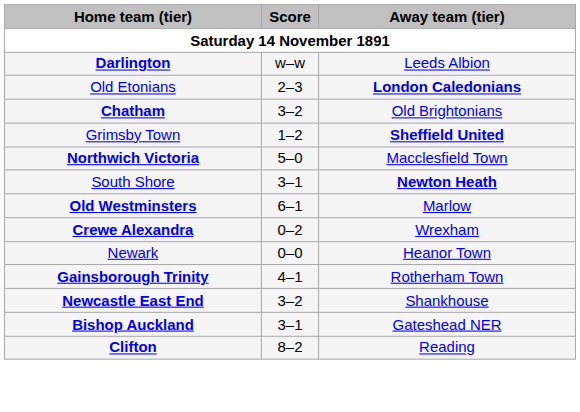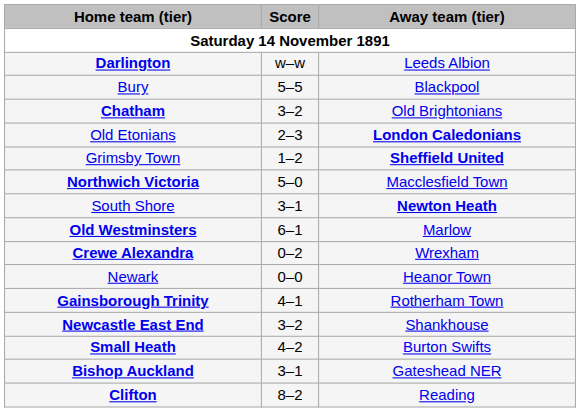+ row: (133, 88)
rows swapped: (133, 88) <-> (133, 111)
+ row: (133, 348)
